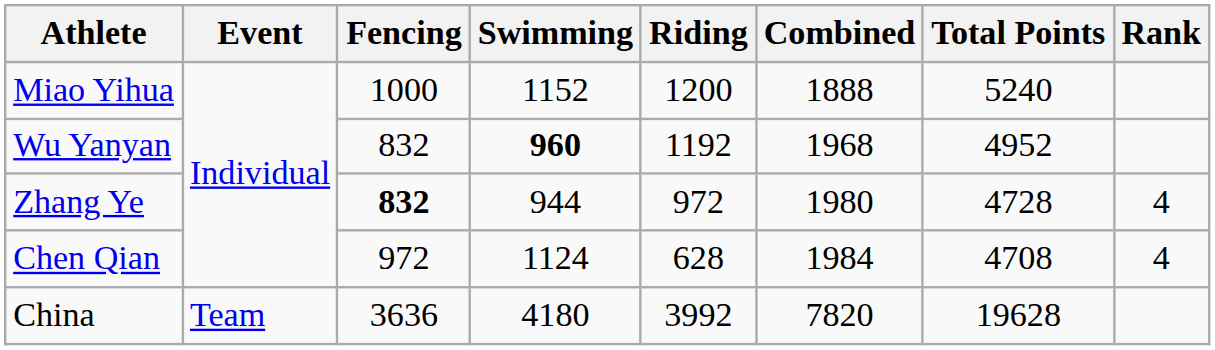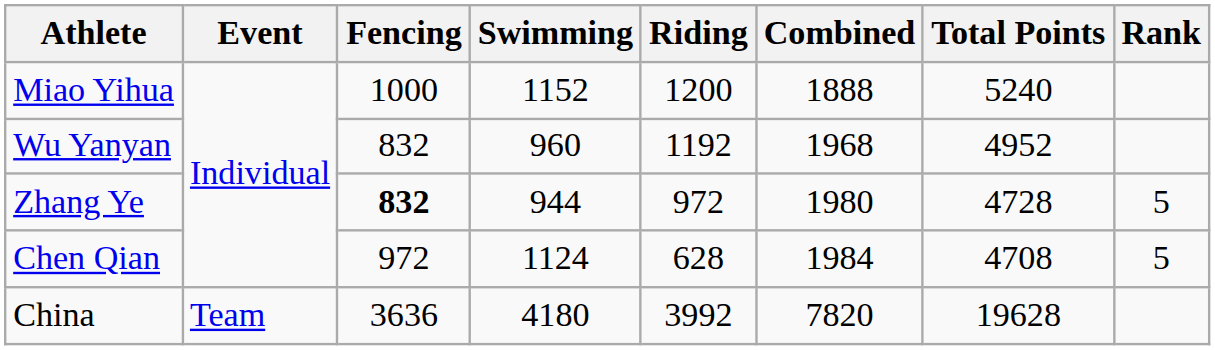(555, 145) bold -> (555, 145) normal
(1161, 201) 4 -> (1161, 201) 5
(1161, 258) 4 -> (1161, 258) 5
